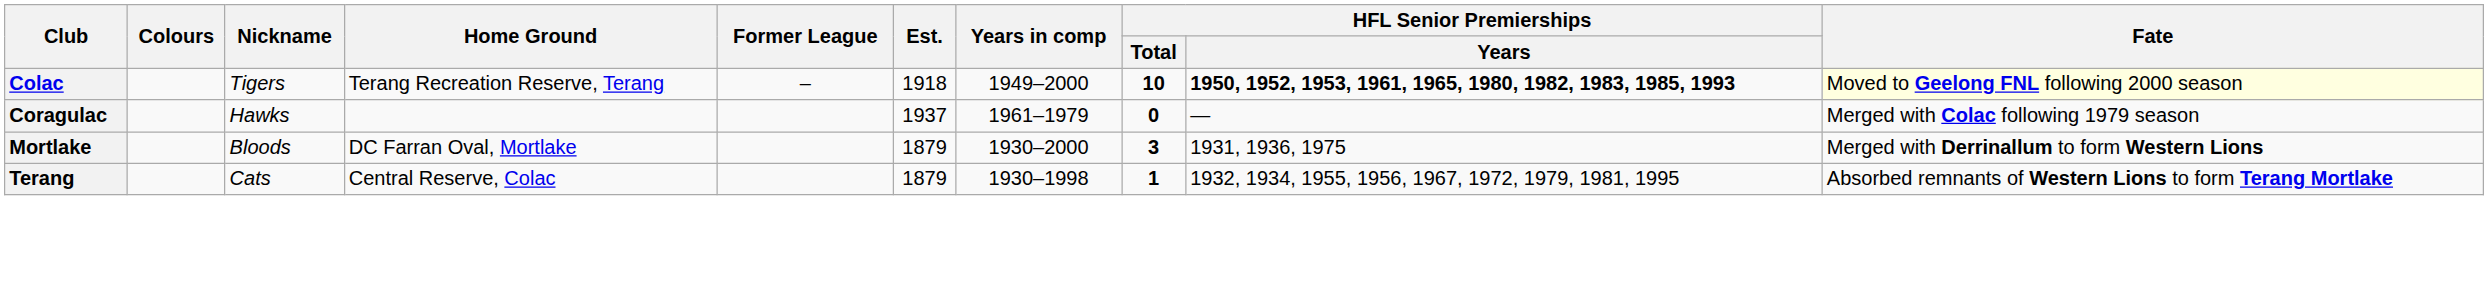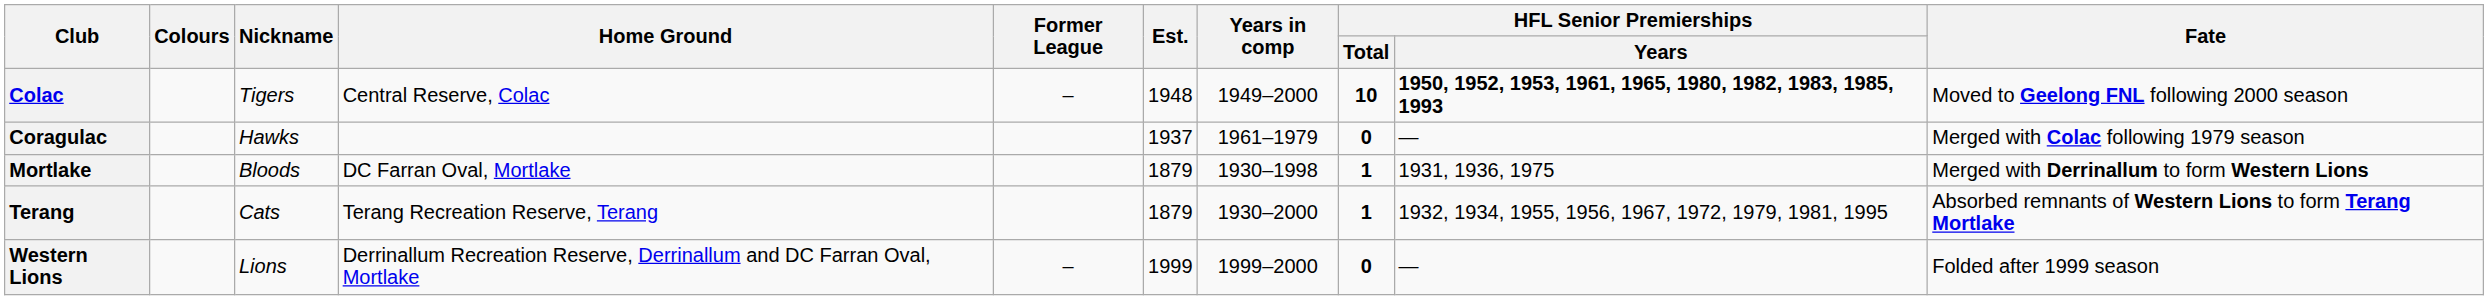(506, 83) Terang Recreation Reserve, Terang -> (446, 95) Central Reserve, Colac
(925, 83) 1918 -> (1170, 95) 1948
(2035, 83) lightyellow background -> (2140, 95) no background
(1039, 147) 1930–2000 -> (1268, 169) 1930–1998
(1154, 147) 3 -> (1366, 169) 1
(452, 178) Central Reserve, Colac -> (500, 212) Terang Recreation Reserve, Terang
(1039, 178) 1930–1998 -> (1268, 212) 1930–2000
+ row: (49, 266)
